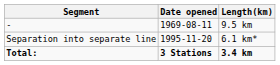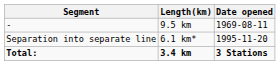columns swapped: (189, 11) <-> (247, 11)
